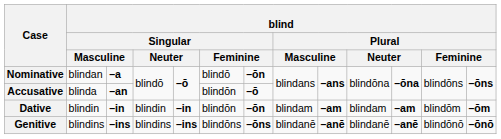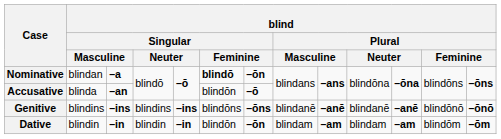(216, 74) normal -> (218, 74) bold
rows swapped: (35, 125) <-> (35, 108)
